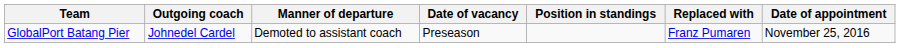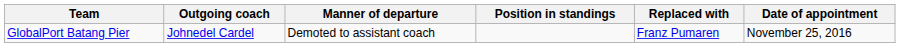- column: (473, 14)
